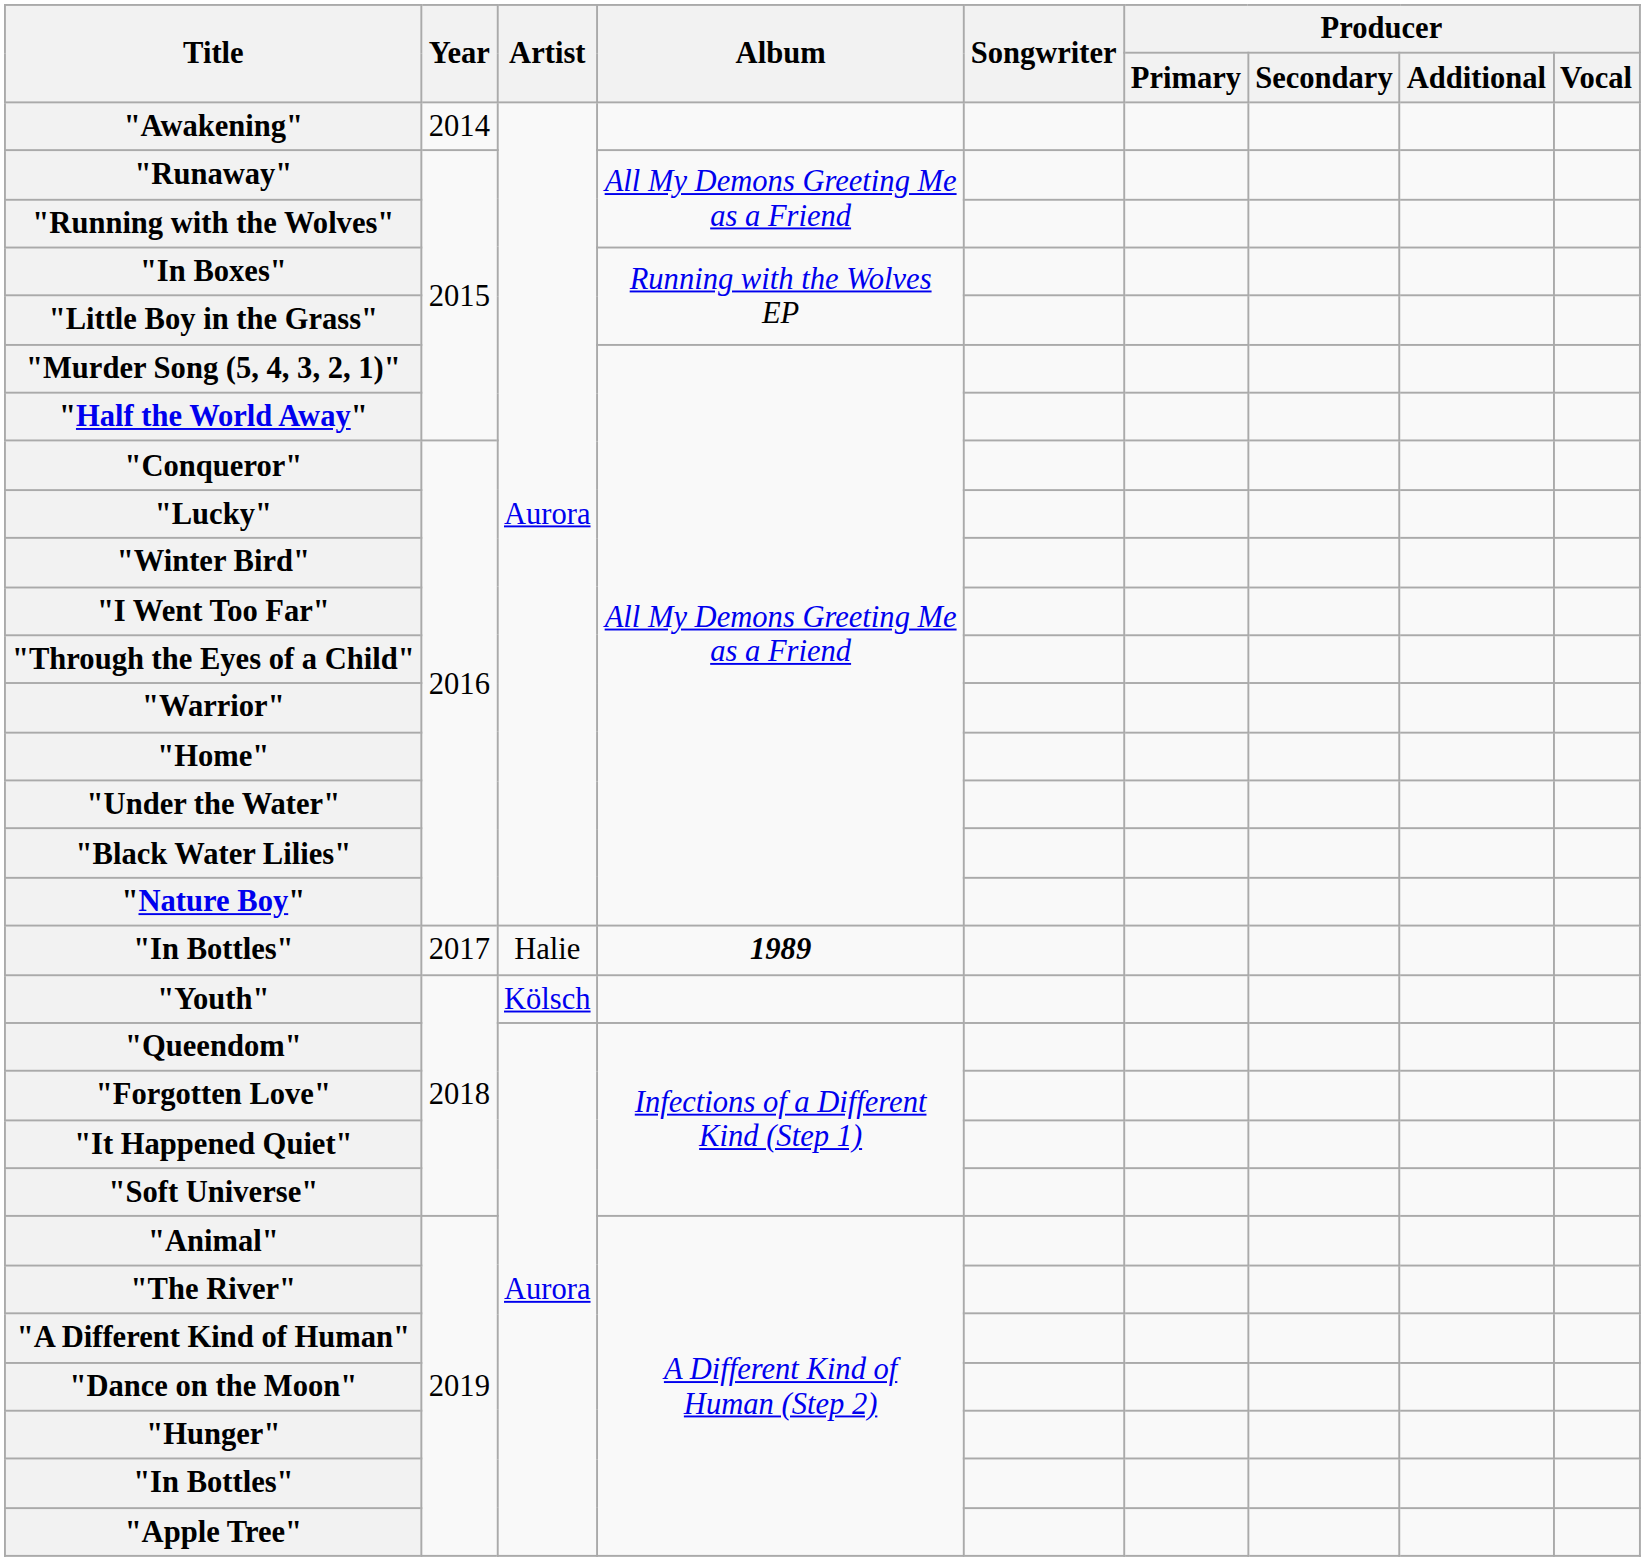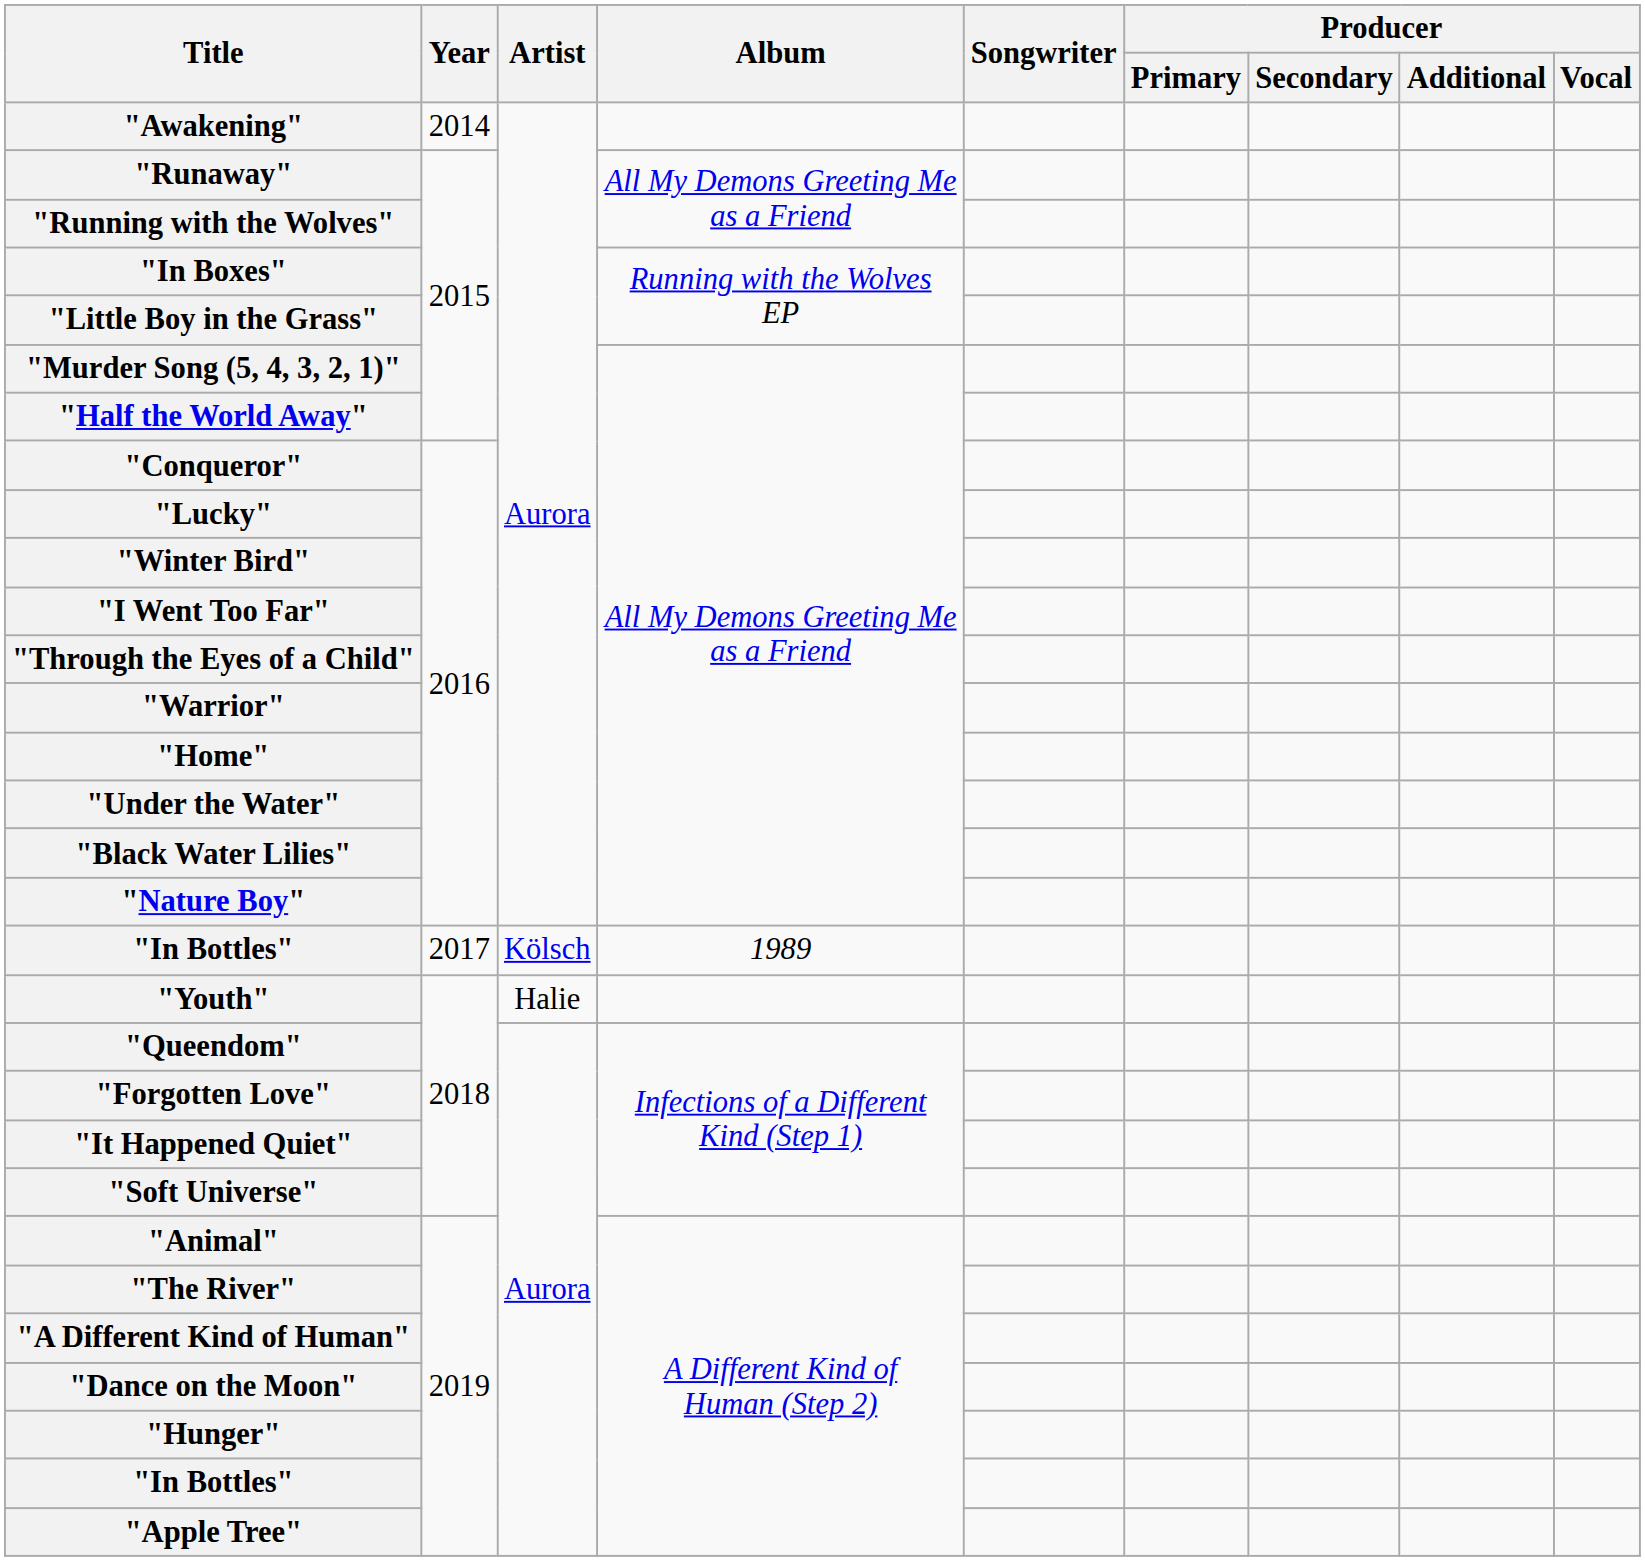(547, 949) Halie -> (547, 949) Kölsch
(781, 949) bold -> (781, 949) normal
(547, 998) Kölsch -> (547, 998) Halie
